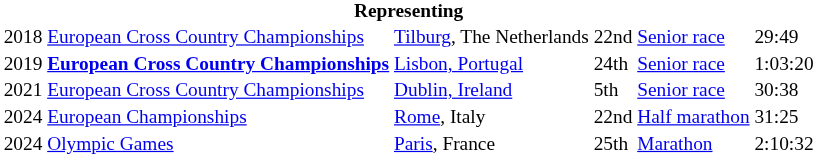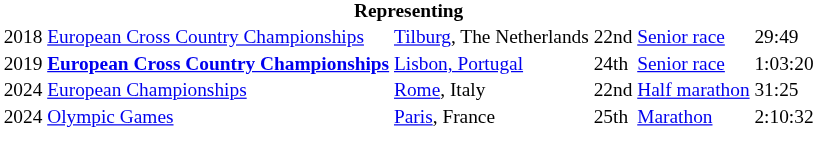- row: (453, 90)
